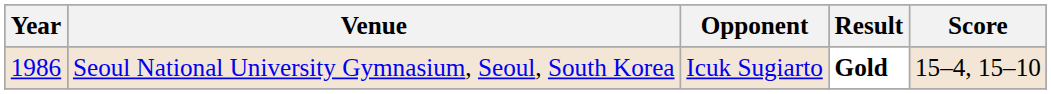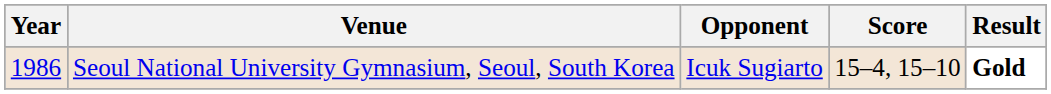columns swapped: (978, 25) <-> (869, 25)
